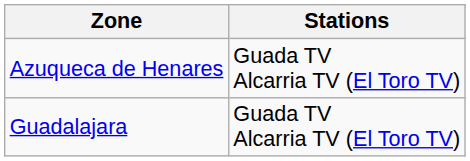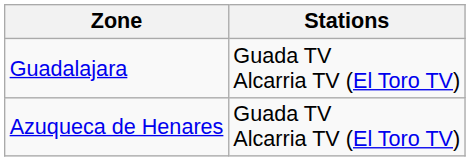rows swapped: (117, 68) <-> (68, 126)
